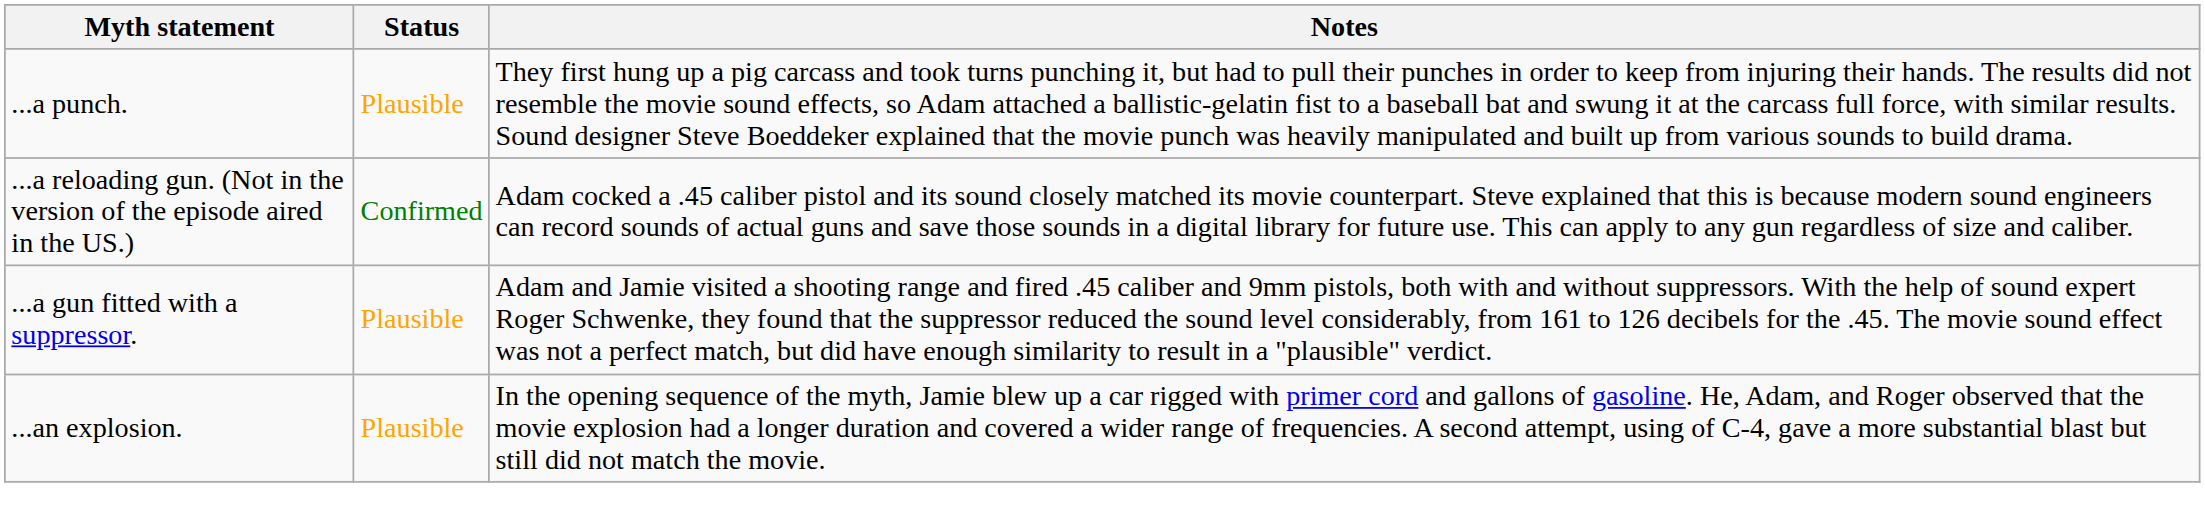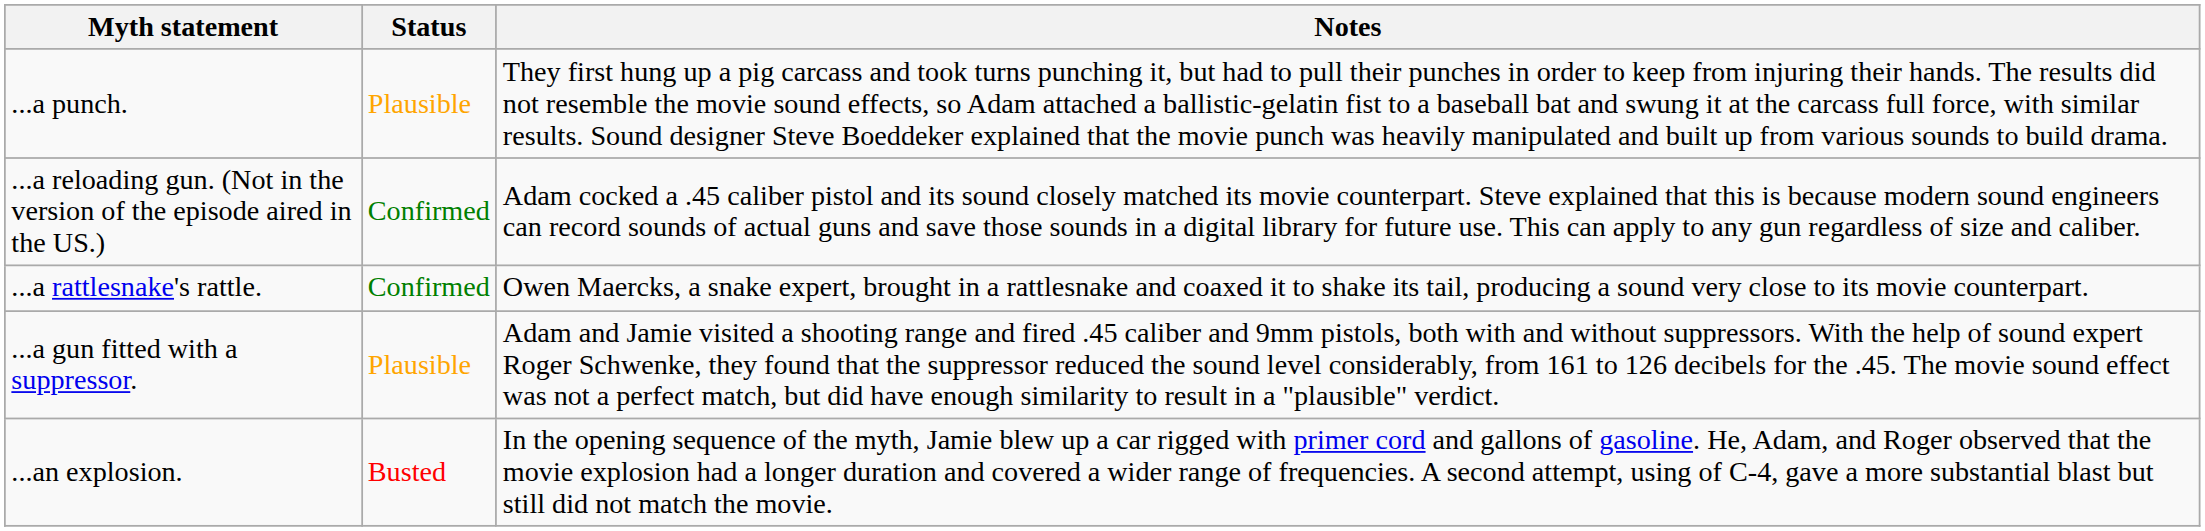+ row: (137, 287)
(412, 427) Plausible -> (407, 471) Busted
